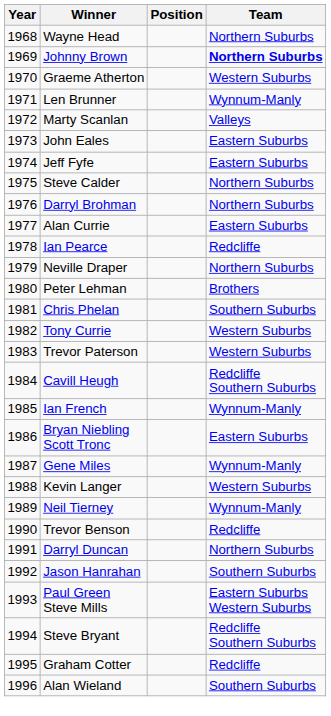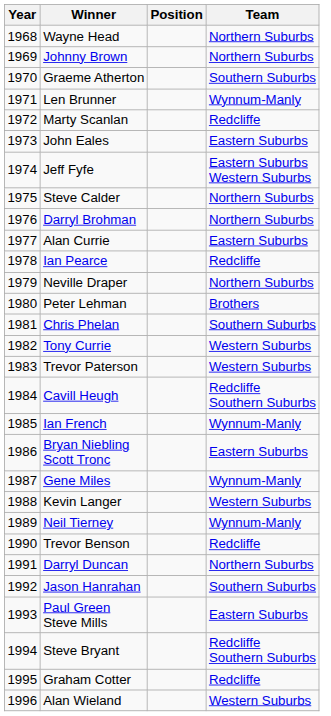(266, 57) bold -> (261, 57) normal
(260, 78) Western Suburbs -> (262, 78) Southern Suburbs
(230, 120) Valleys -> (235, 120) Redcliffe
(258, 162) Eastern Suburbs -> (260, 169) Eastern Suburbs Western Suburbs
(260, 599) Eastern Suburbs Western Suburbs -> (258, 614) Eastern Suburbs
(262, 685) Southern Suburbs -> (260, 700) Western Suburbs
